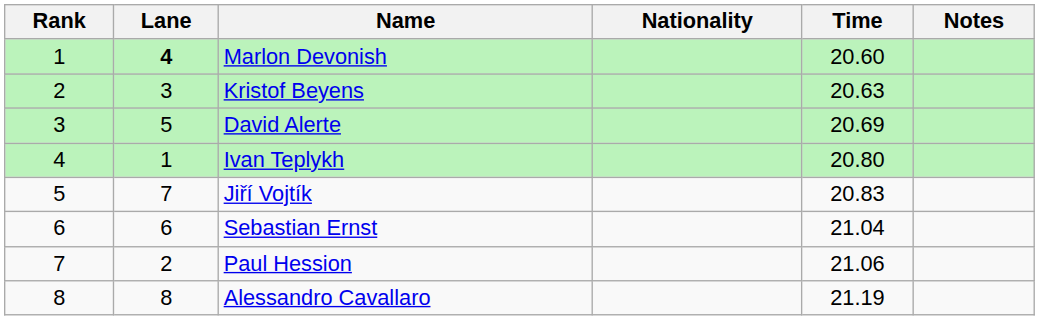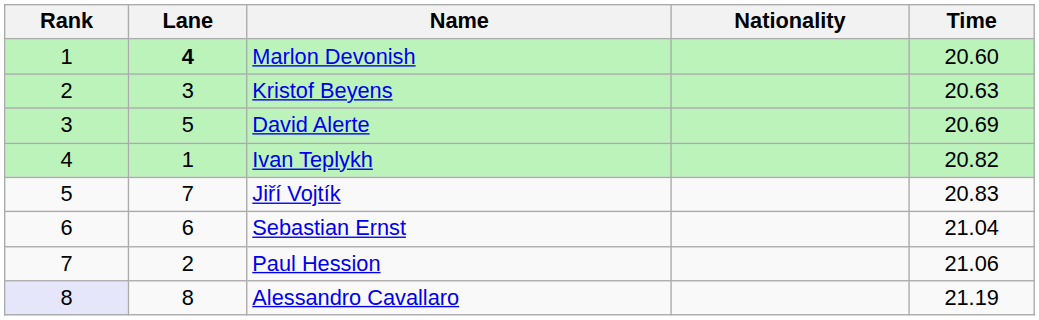- column: (974, 21)
(857, 159) 20.80 -> (972, 159) 20.82
(59, 297) no background -> (67, 297) lavender background
